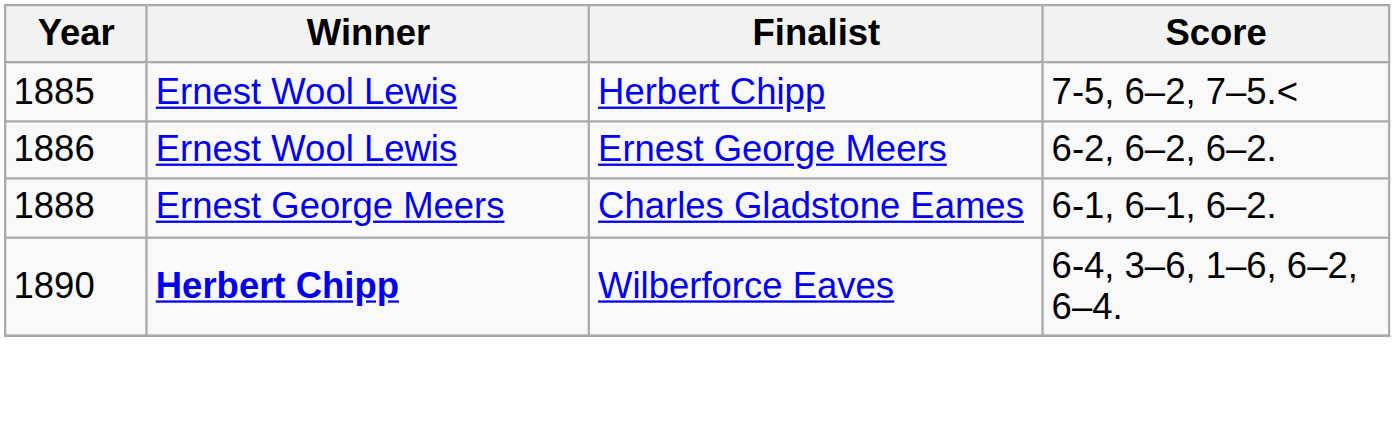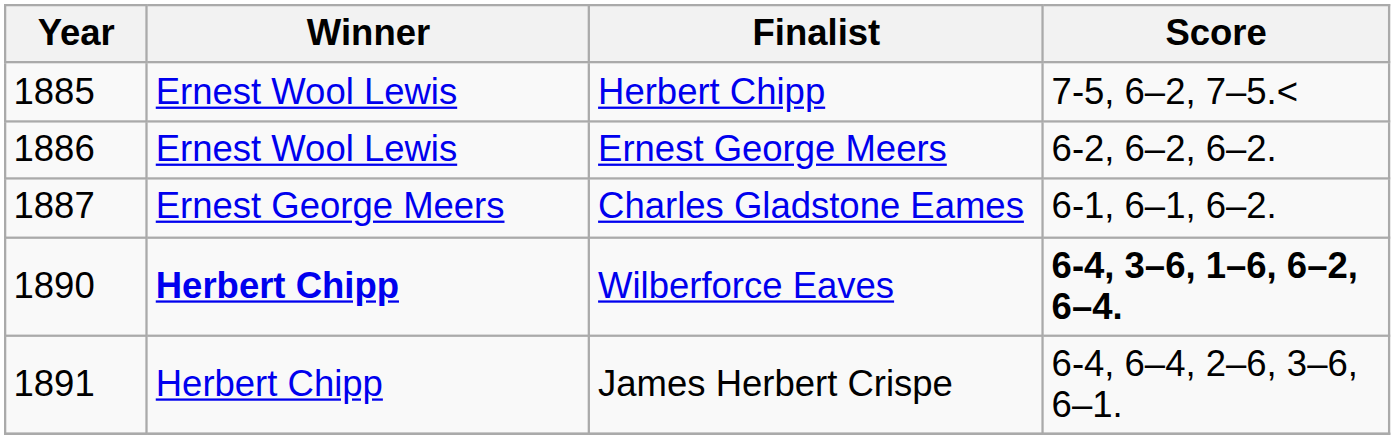(54, 206) 1888 -> (54, 206) 1887
(1205, 285) normal -> (1205, 285) bold
+ row: (775, 384)
